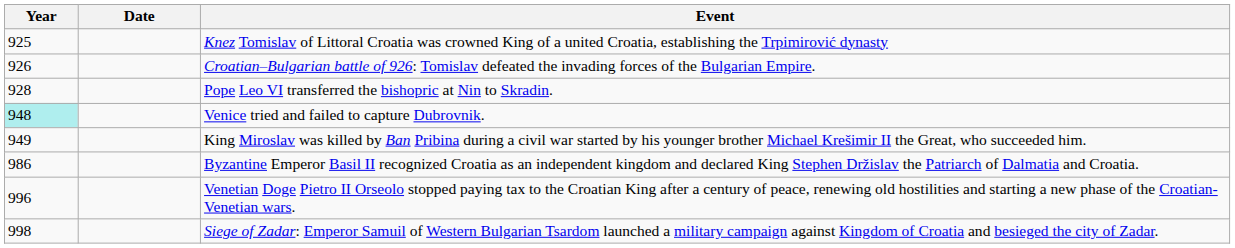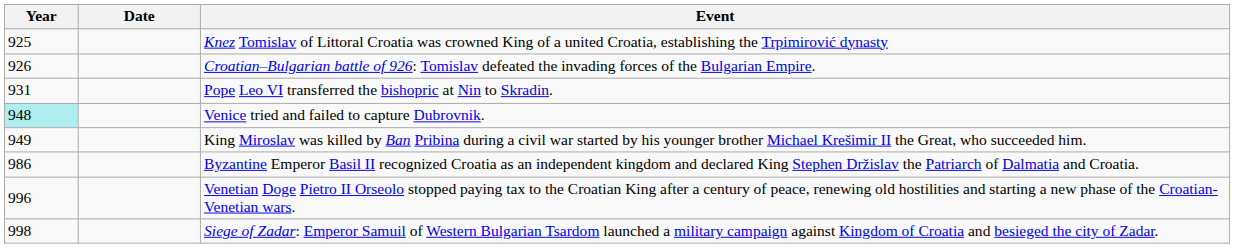(20, 90) 928 -> (20, 90) 931
